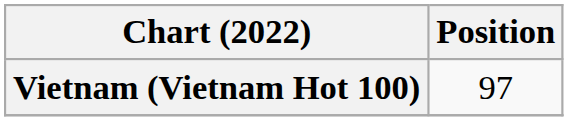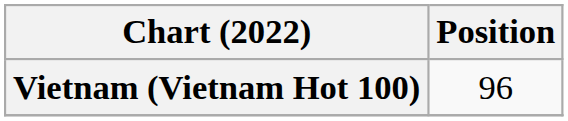(496, 86) 97 -> (496, 86) 96
